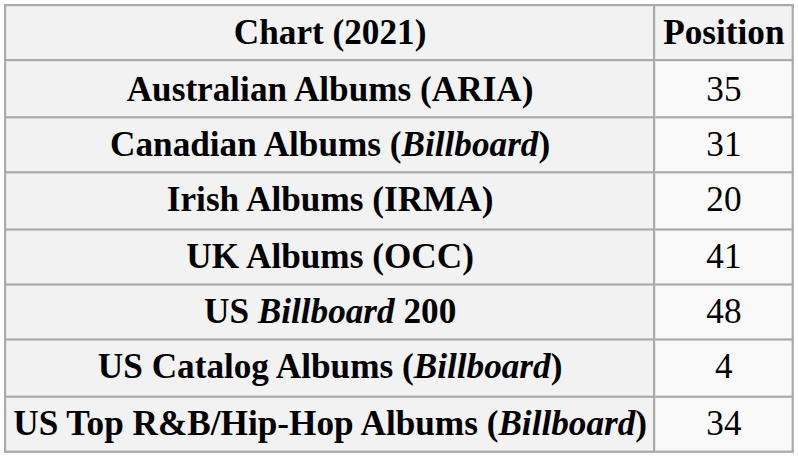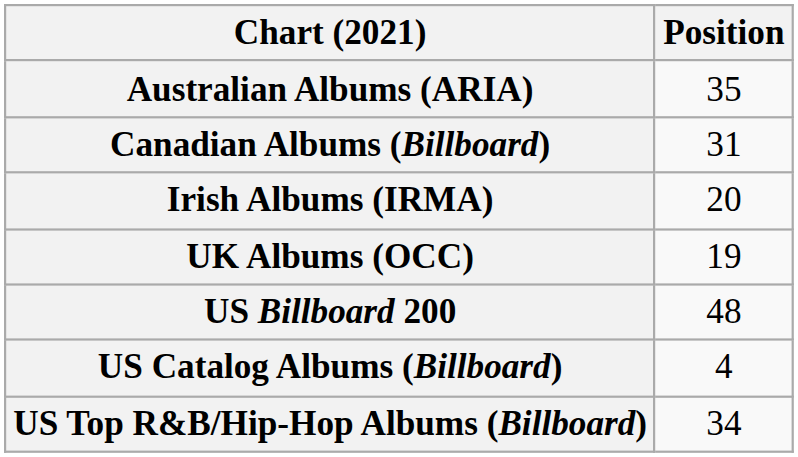(724, 255) 41 -> (724, 255) 19
